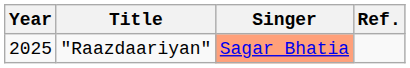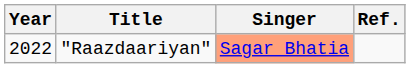(31, 49) 2025 -> (31, 49) 2022
